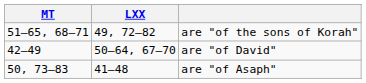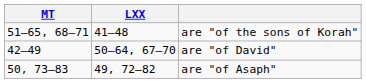(125, 32) 49, 72–82 -> (111, 32) 41–48
(111, 69) 41–48 -> (125, 69) 49, 72–82
